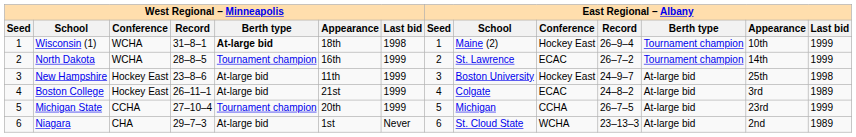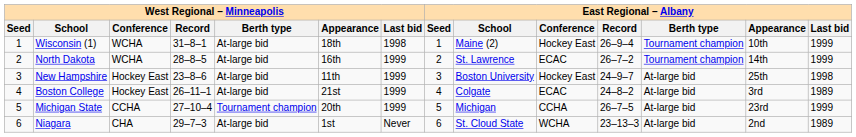(245, 44) bold -> (243, 44) normal
(267, 60) Tournament champion -> (243, 60) At-large bid
